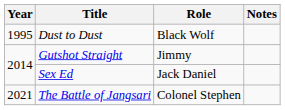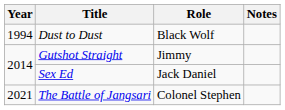(20, 34) 1995 -> (20, 34) 1994
